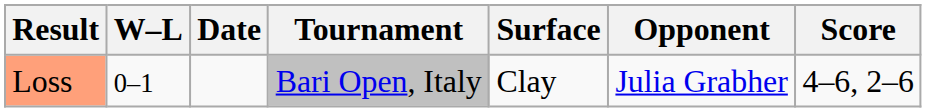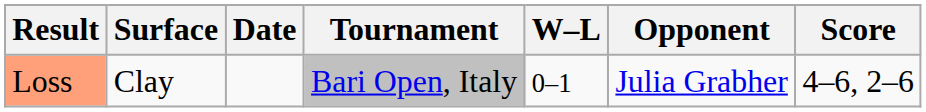columns swapped: (148, 29) <-> (549, 29)
